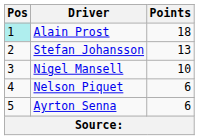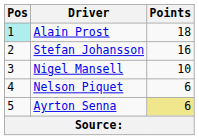(184, 51) 13 -> (184, 51) 16
(188, 107) no background -> (188, 107) khaki background
